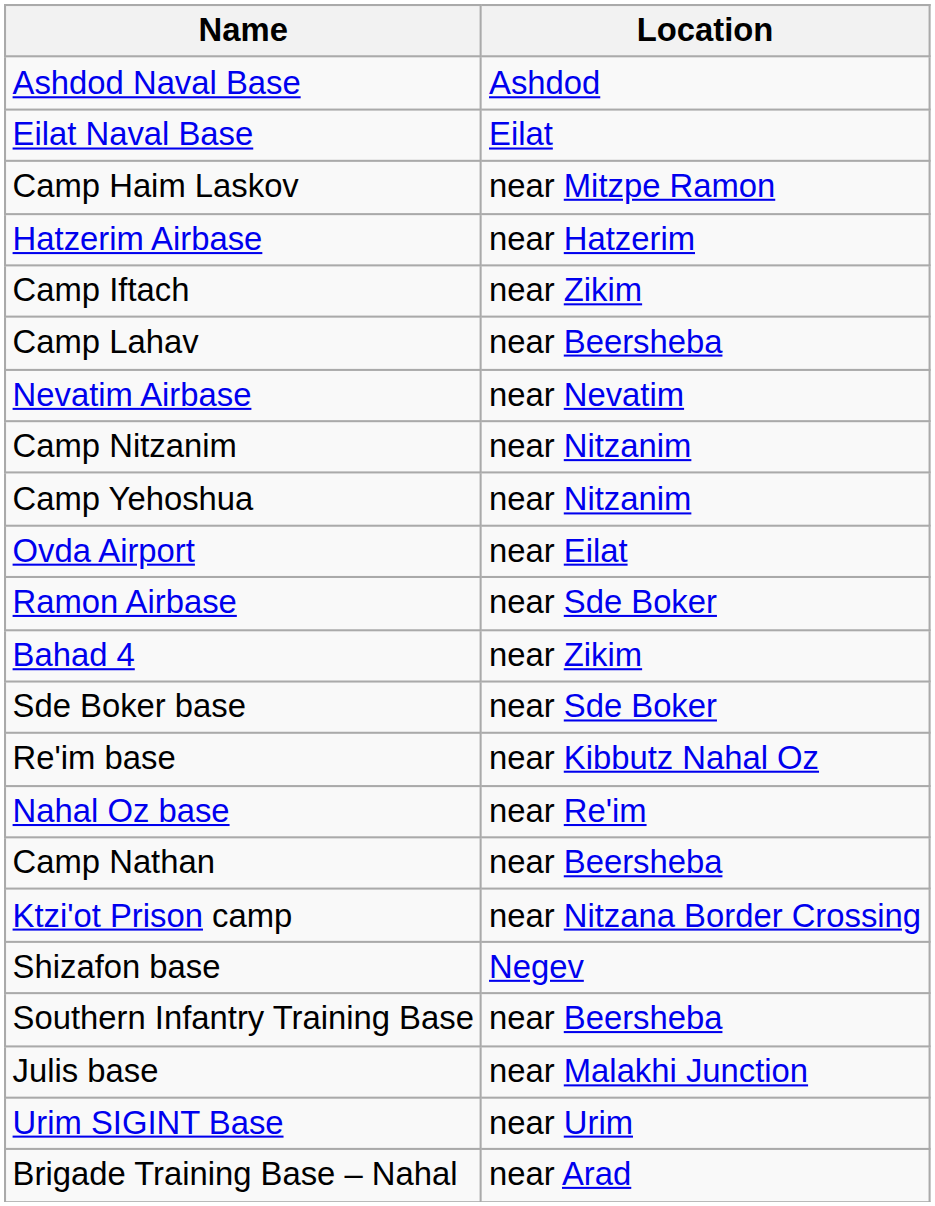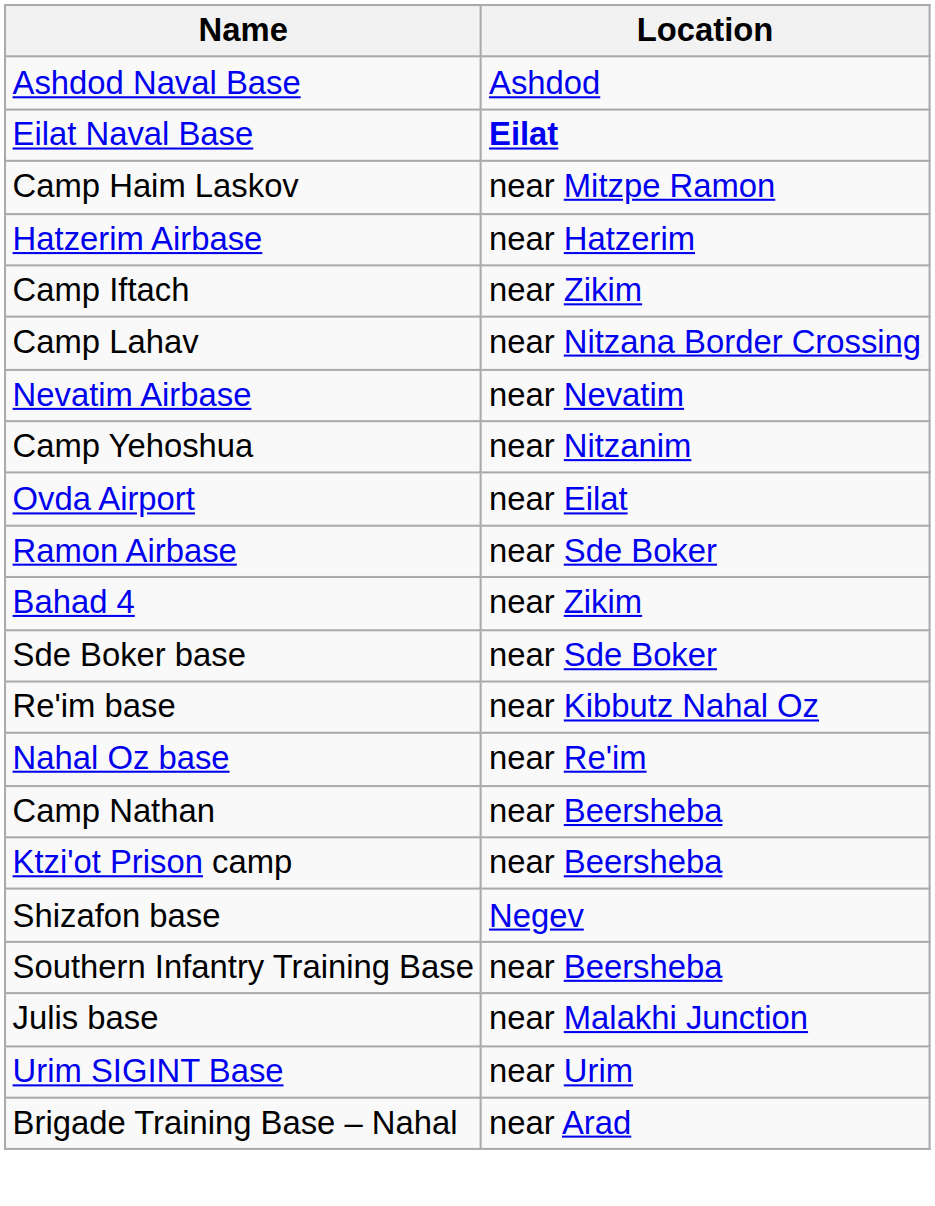(521, 134) normal -> (524, 134) bold
(606, 342) near Beersheba -> (705, 342) near Nitzana Border Crossing
- row: (125, 446)
(705, 914) near Nitzana Border Crossing -> (606, 862) near Beersheba
